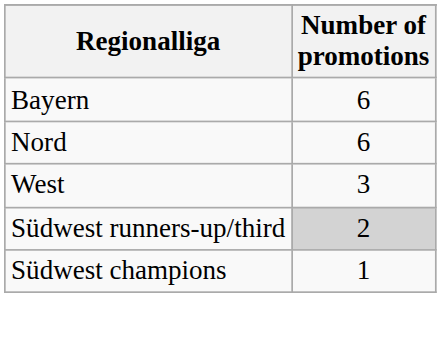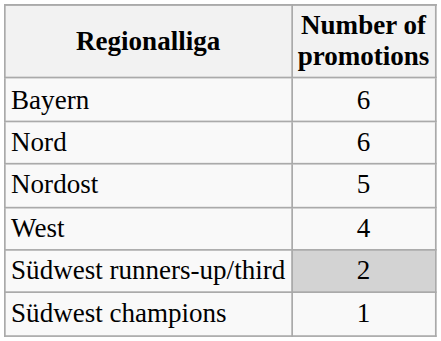+ row: (55, 185)
(364, 185) 3 -> (364, 227) 4
